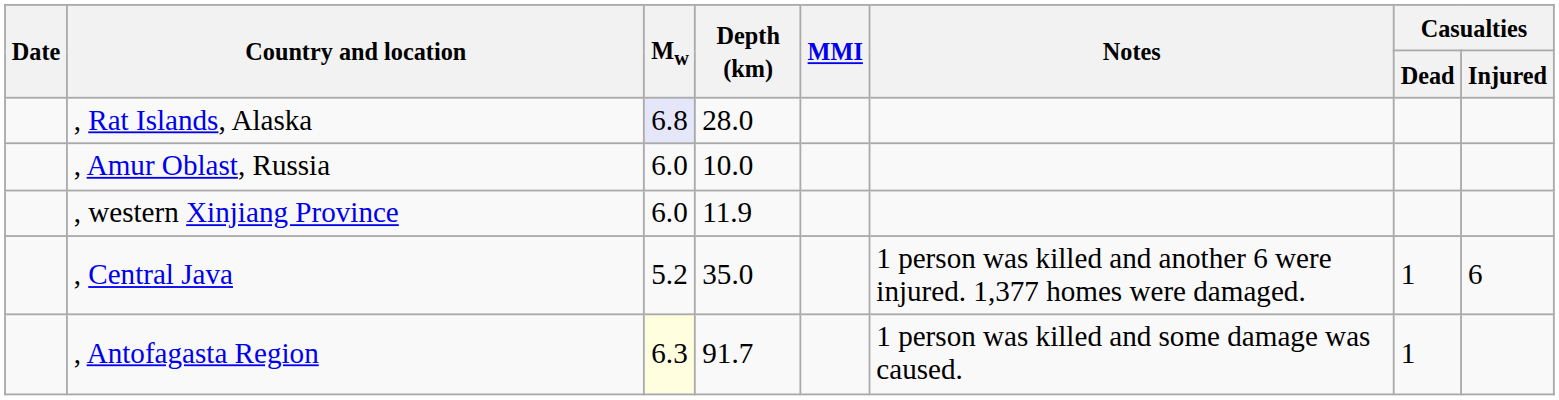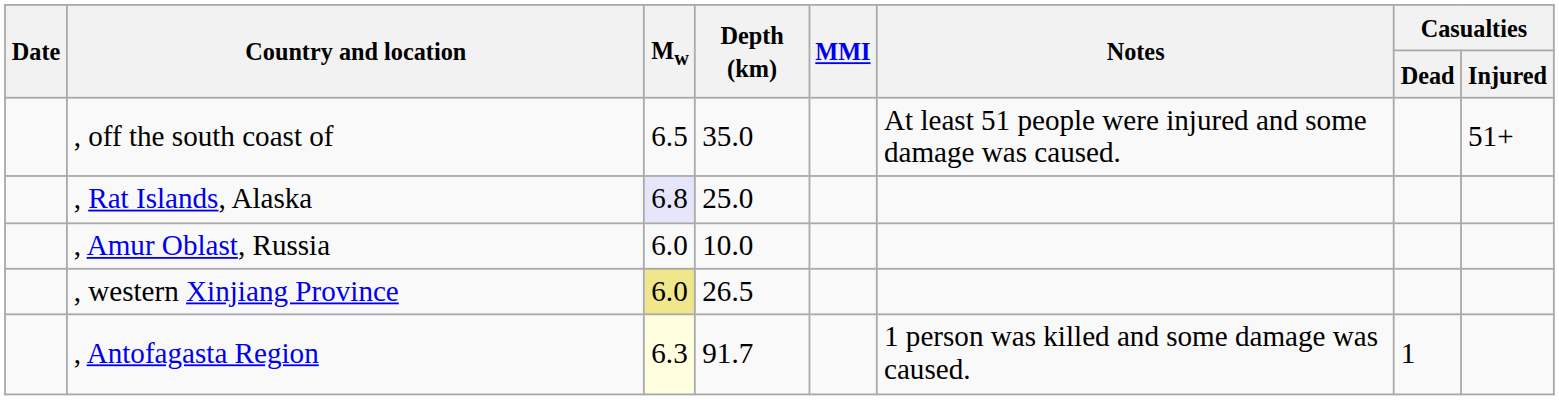+ row: (204, 136)
(728, 119) 28.0 -> (728, 198) 25.0
(670, 212) no background -> (670, 291) khaki background
(727, 212) 11.9 -> (728, 291) 26.5
- row: (153, 274)
